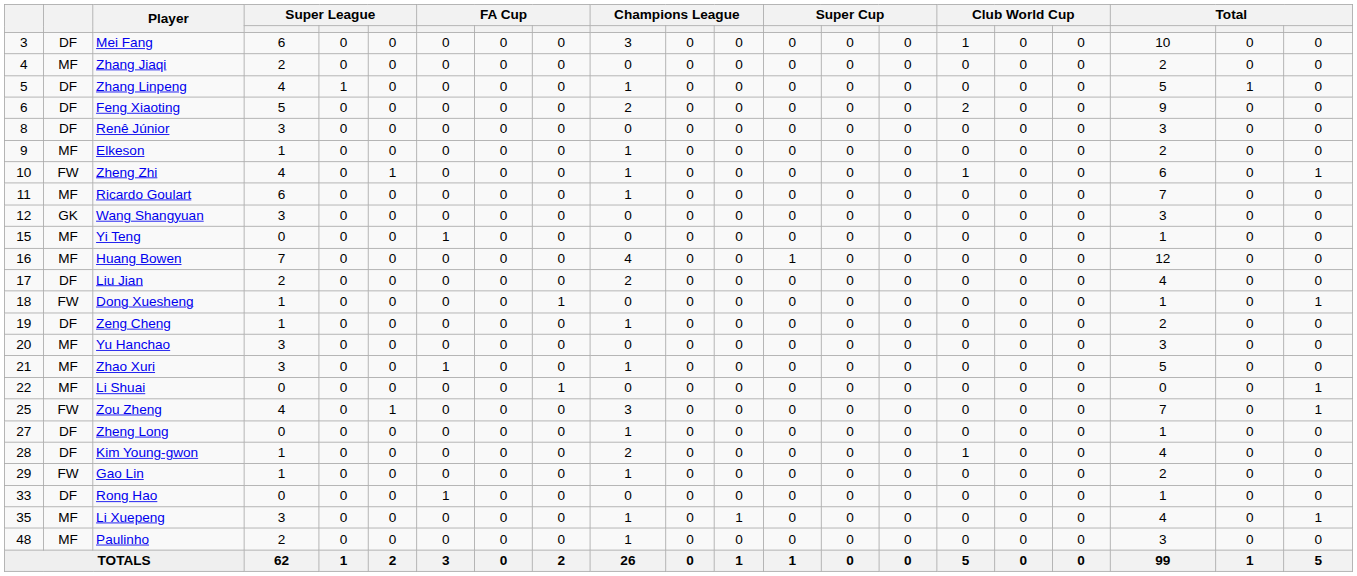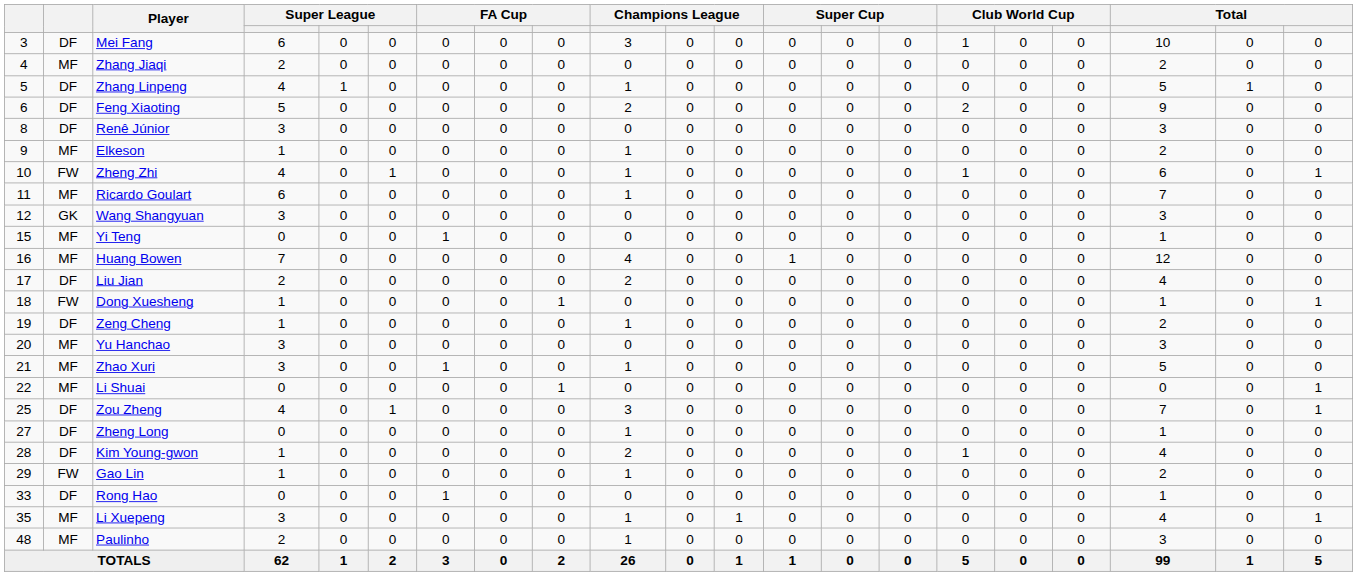(68, 409) FW -> (68, 409) DF
